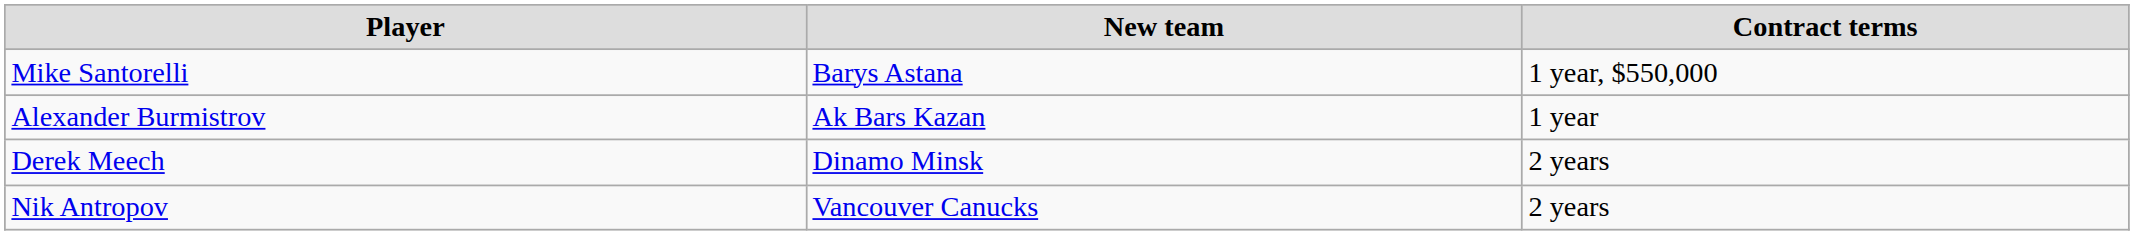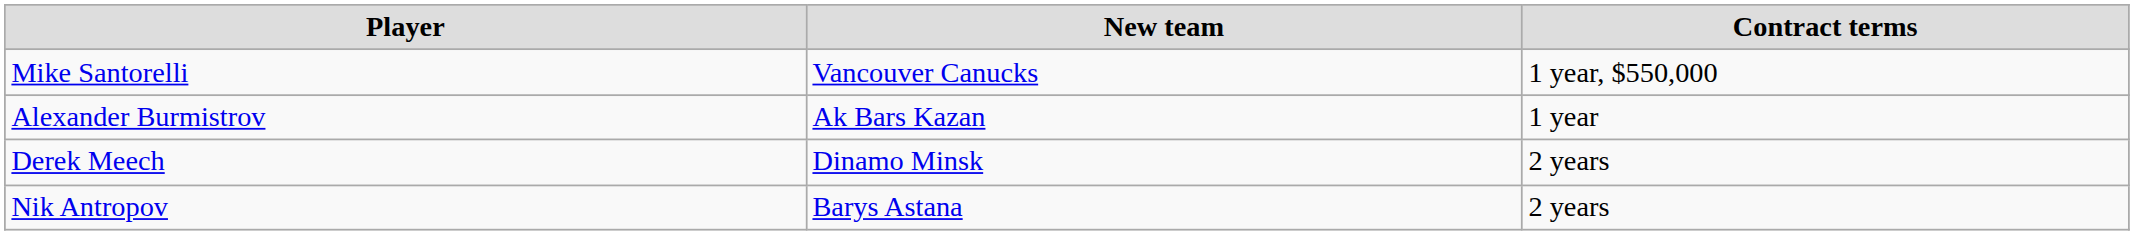(888, 71) Barys Astana -> (925, 71) Vancouver Canucks
(925, 206) Vancouver Canucks -> (888, 206) Barys Astana
